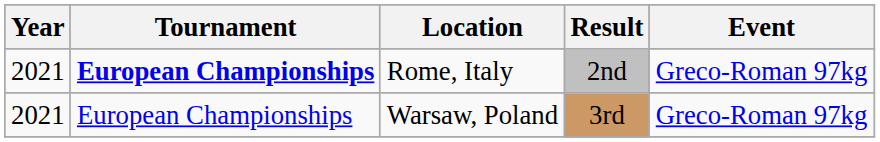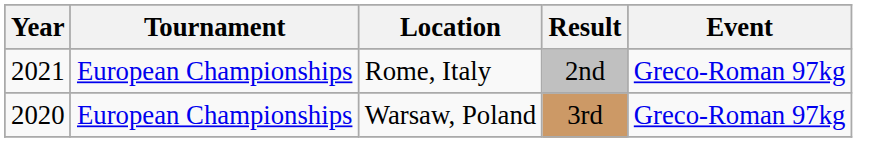(226, 70) bold -> (215, 70) normal
(38, 114) 2021 -> (38, 114) 2020
